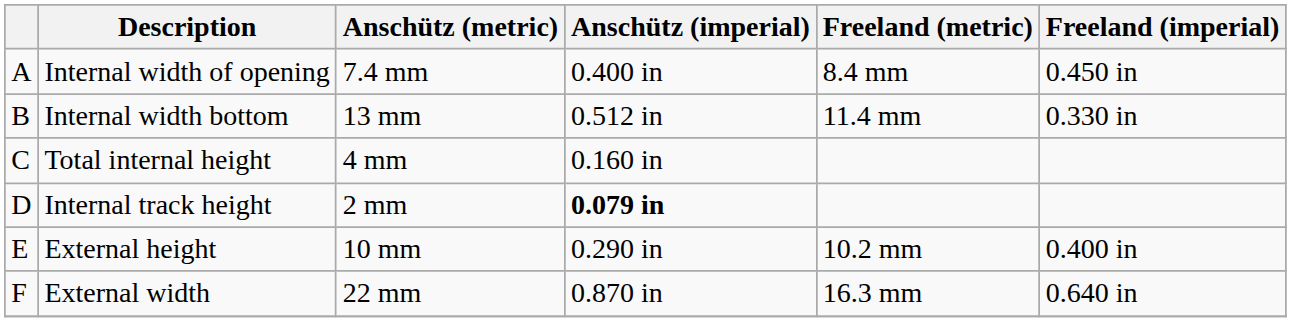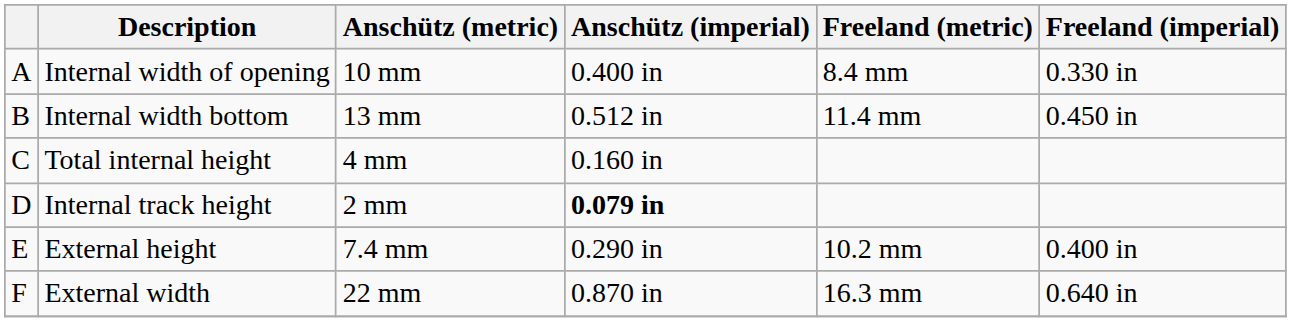(386, 71) 7.4 mm -> (382, 71) 10 mm
(1092, 71) 0.450 in -> (1092, 71) 0.330 in
(1092, 115) 0.330 in -> (1092, 115) 0.450 in
(382, 248) 10 mm -> (386, 248) 7.4 mm
